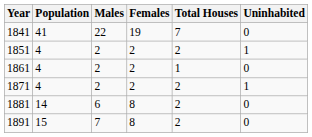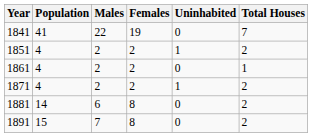columns swapped: (206, 13) <-> (274, 13)
